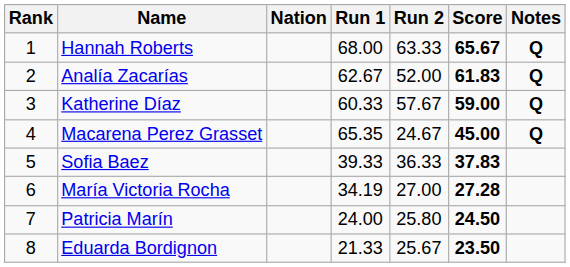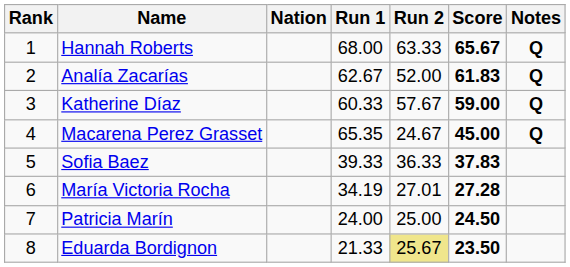(419, 190) 27.00 -> (419, 190) 27.01
(419, 219) 25.80 -> (419, 219) 25.00
(419, 248) no background -> (419, 248) khaki background
